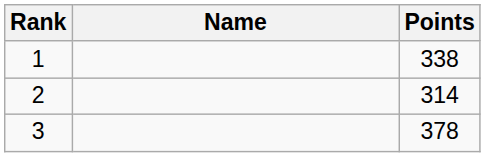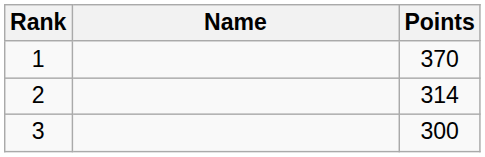(440, 59) 338 -> (440, 59) 370
(440, 132) 378 -> (440, 132) 300
